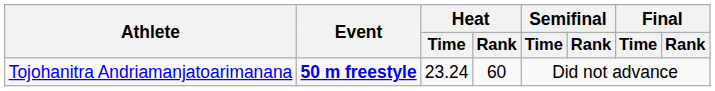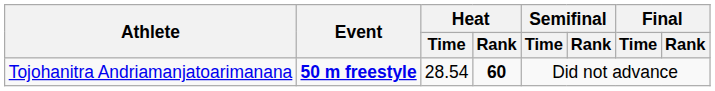(447, 72) 23.24 -> (447, 72) 28.54
(497, 72) normal -> (497, 72) bold
